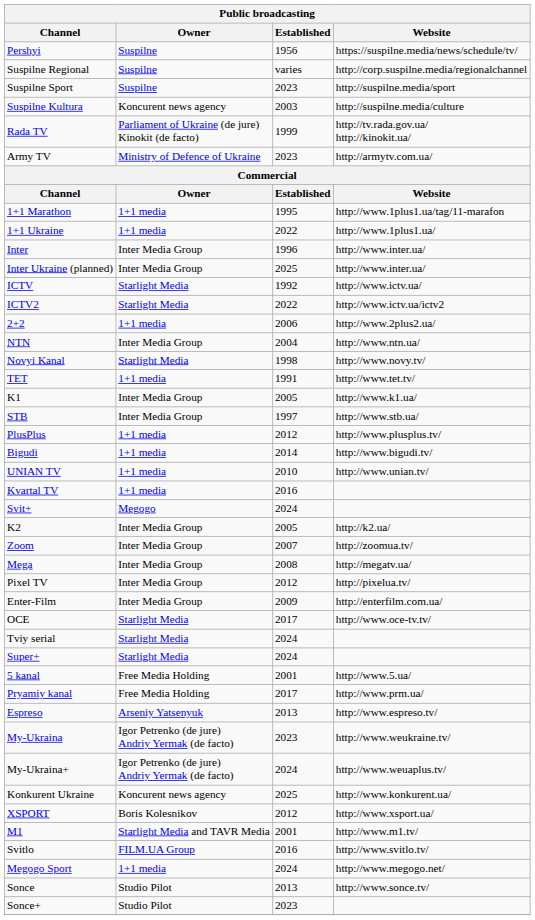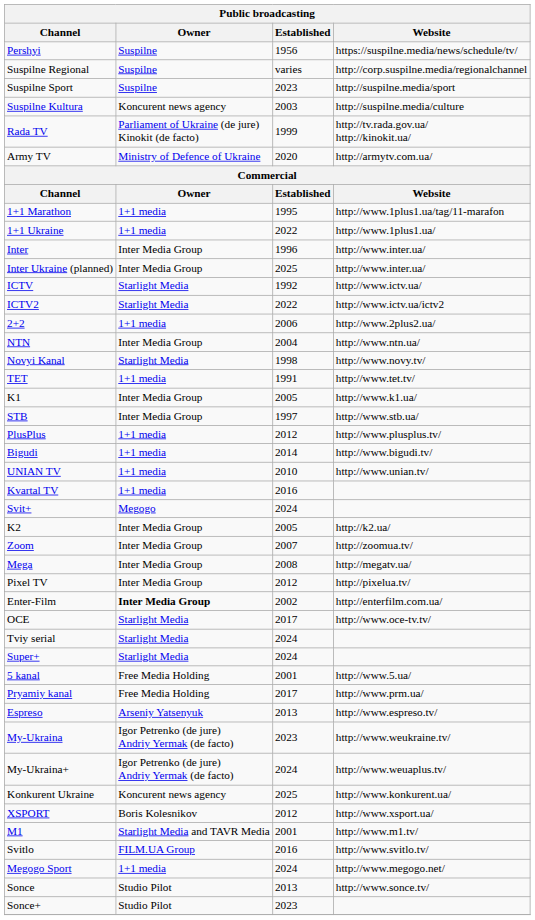(286, 157) 2023 -> (286, 157) 2020
(160, 601) normal -> (164, 601) bold
(286, 601) 2009 -> (286, 601) 2002
